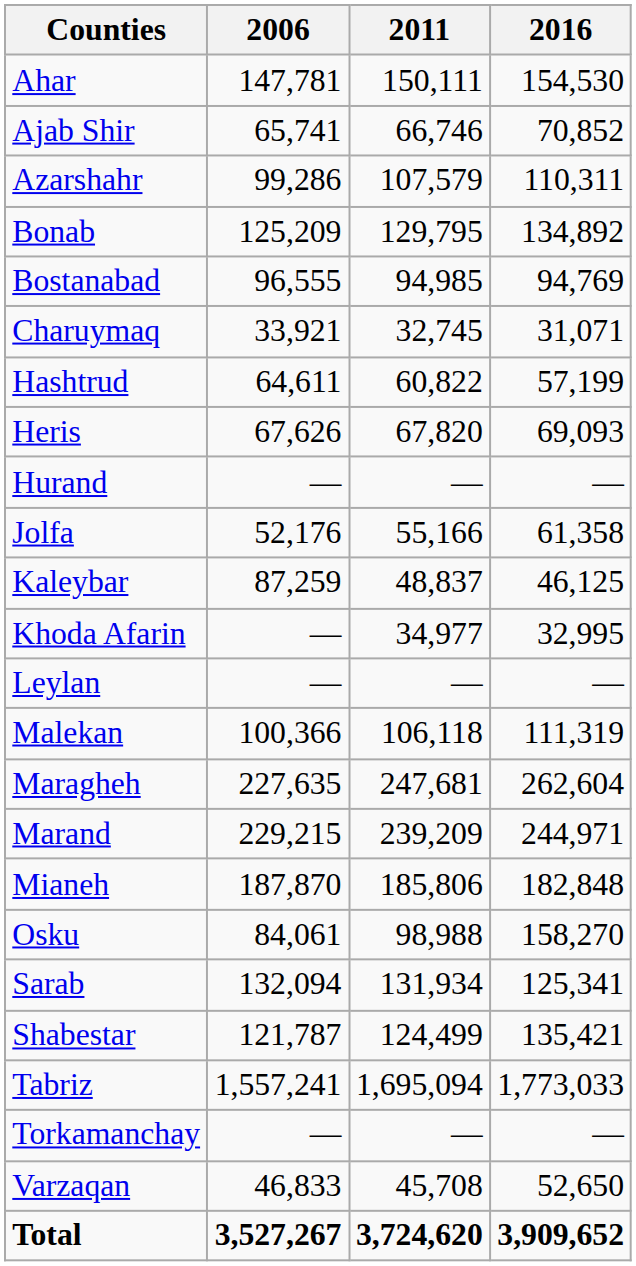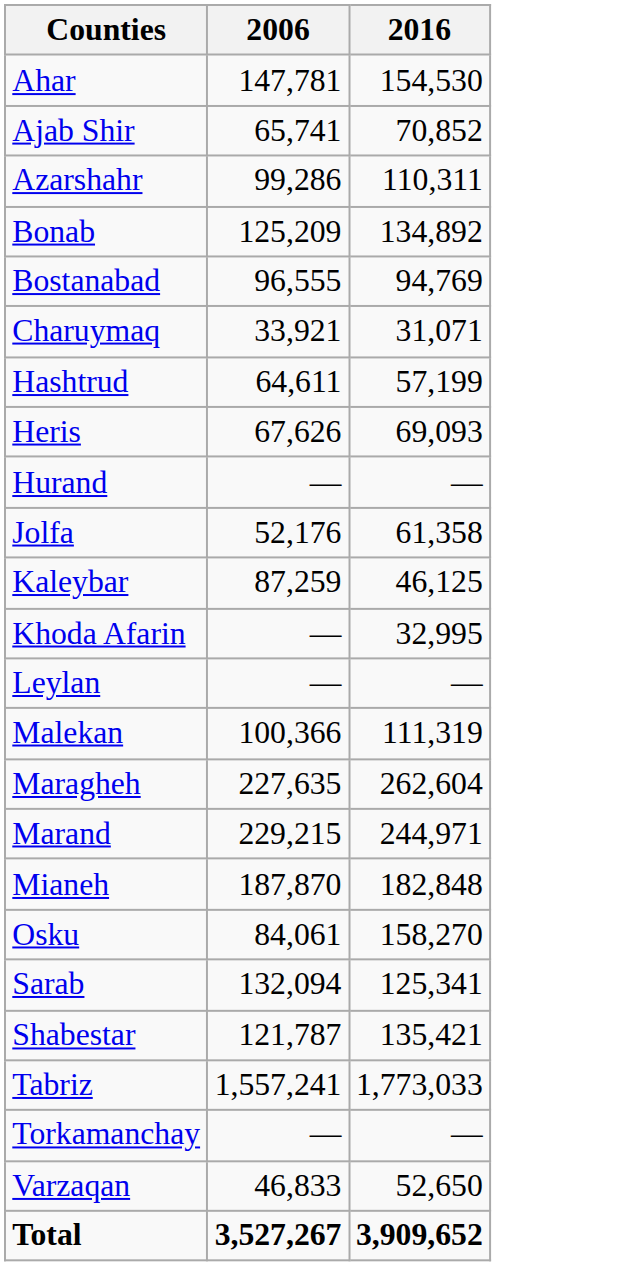- column: (419, 29)
